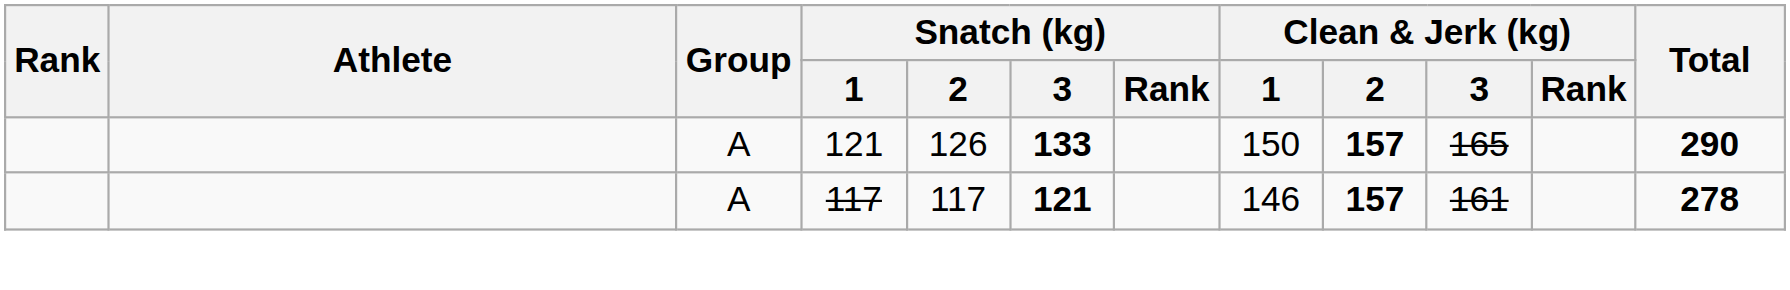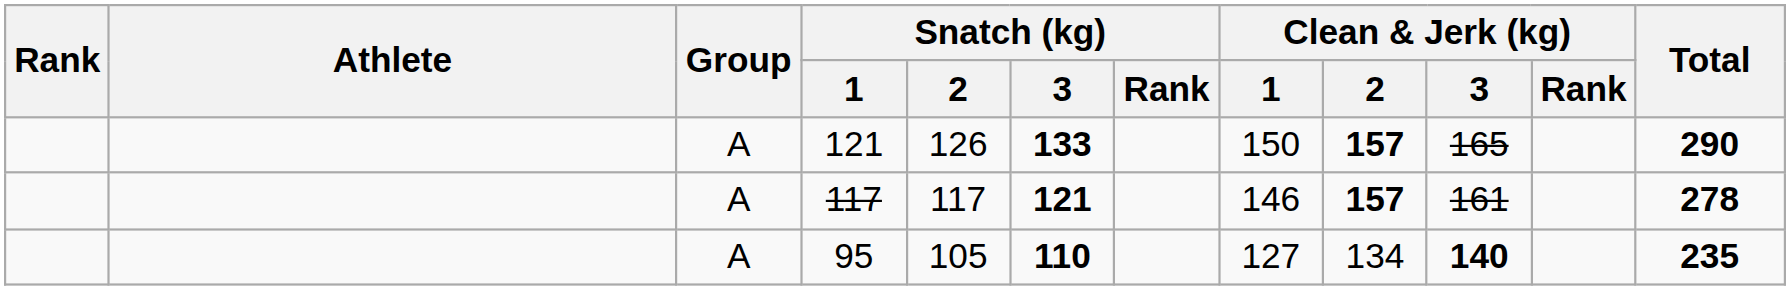+ row: (854, 255)
